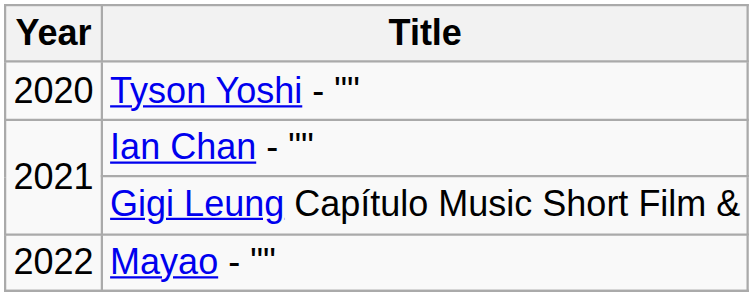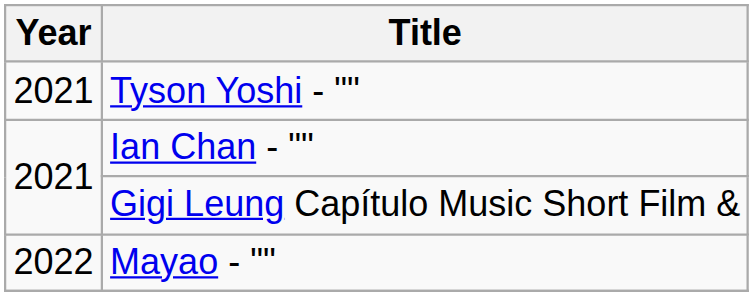(53, 90) 2020 -> (53, 90) 2021
